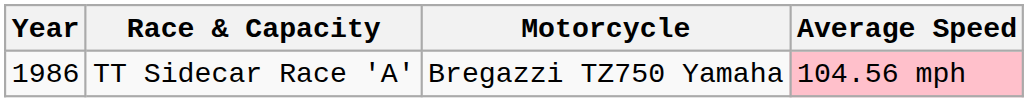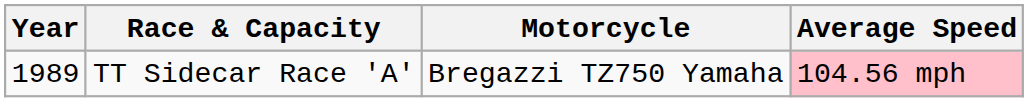(46, 74) 1986 -> (46, 74) 1989
